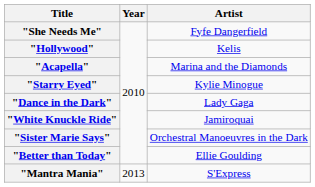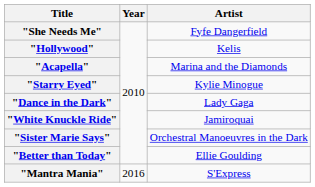(133, 173) 2013 -> (133, 173) 2016
